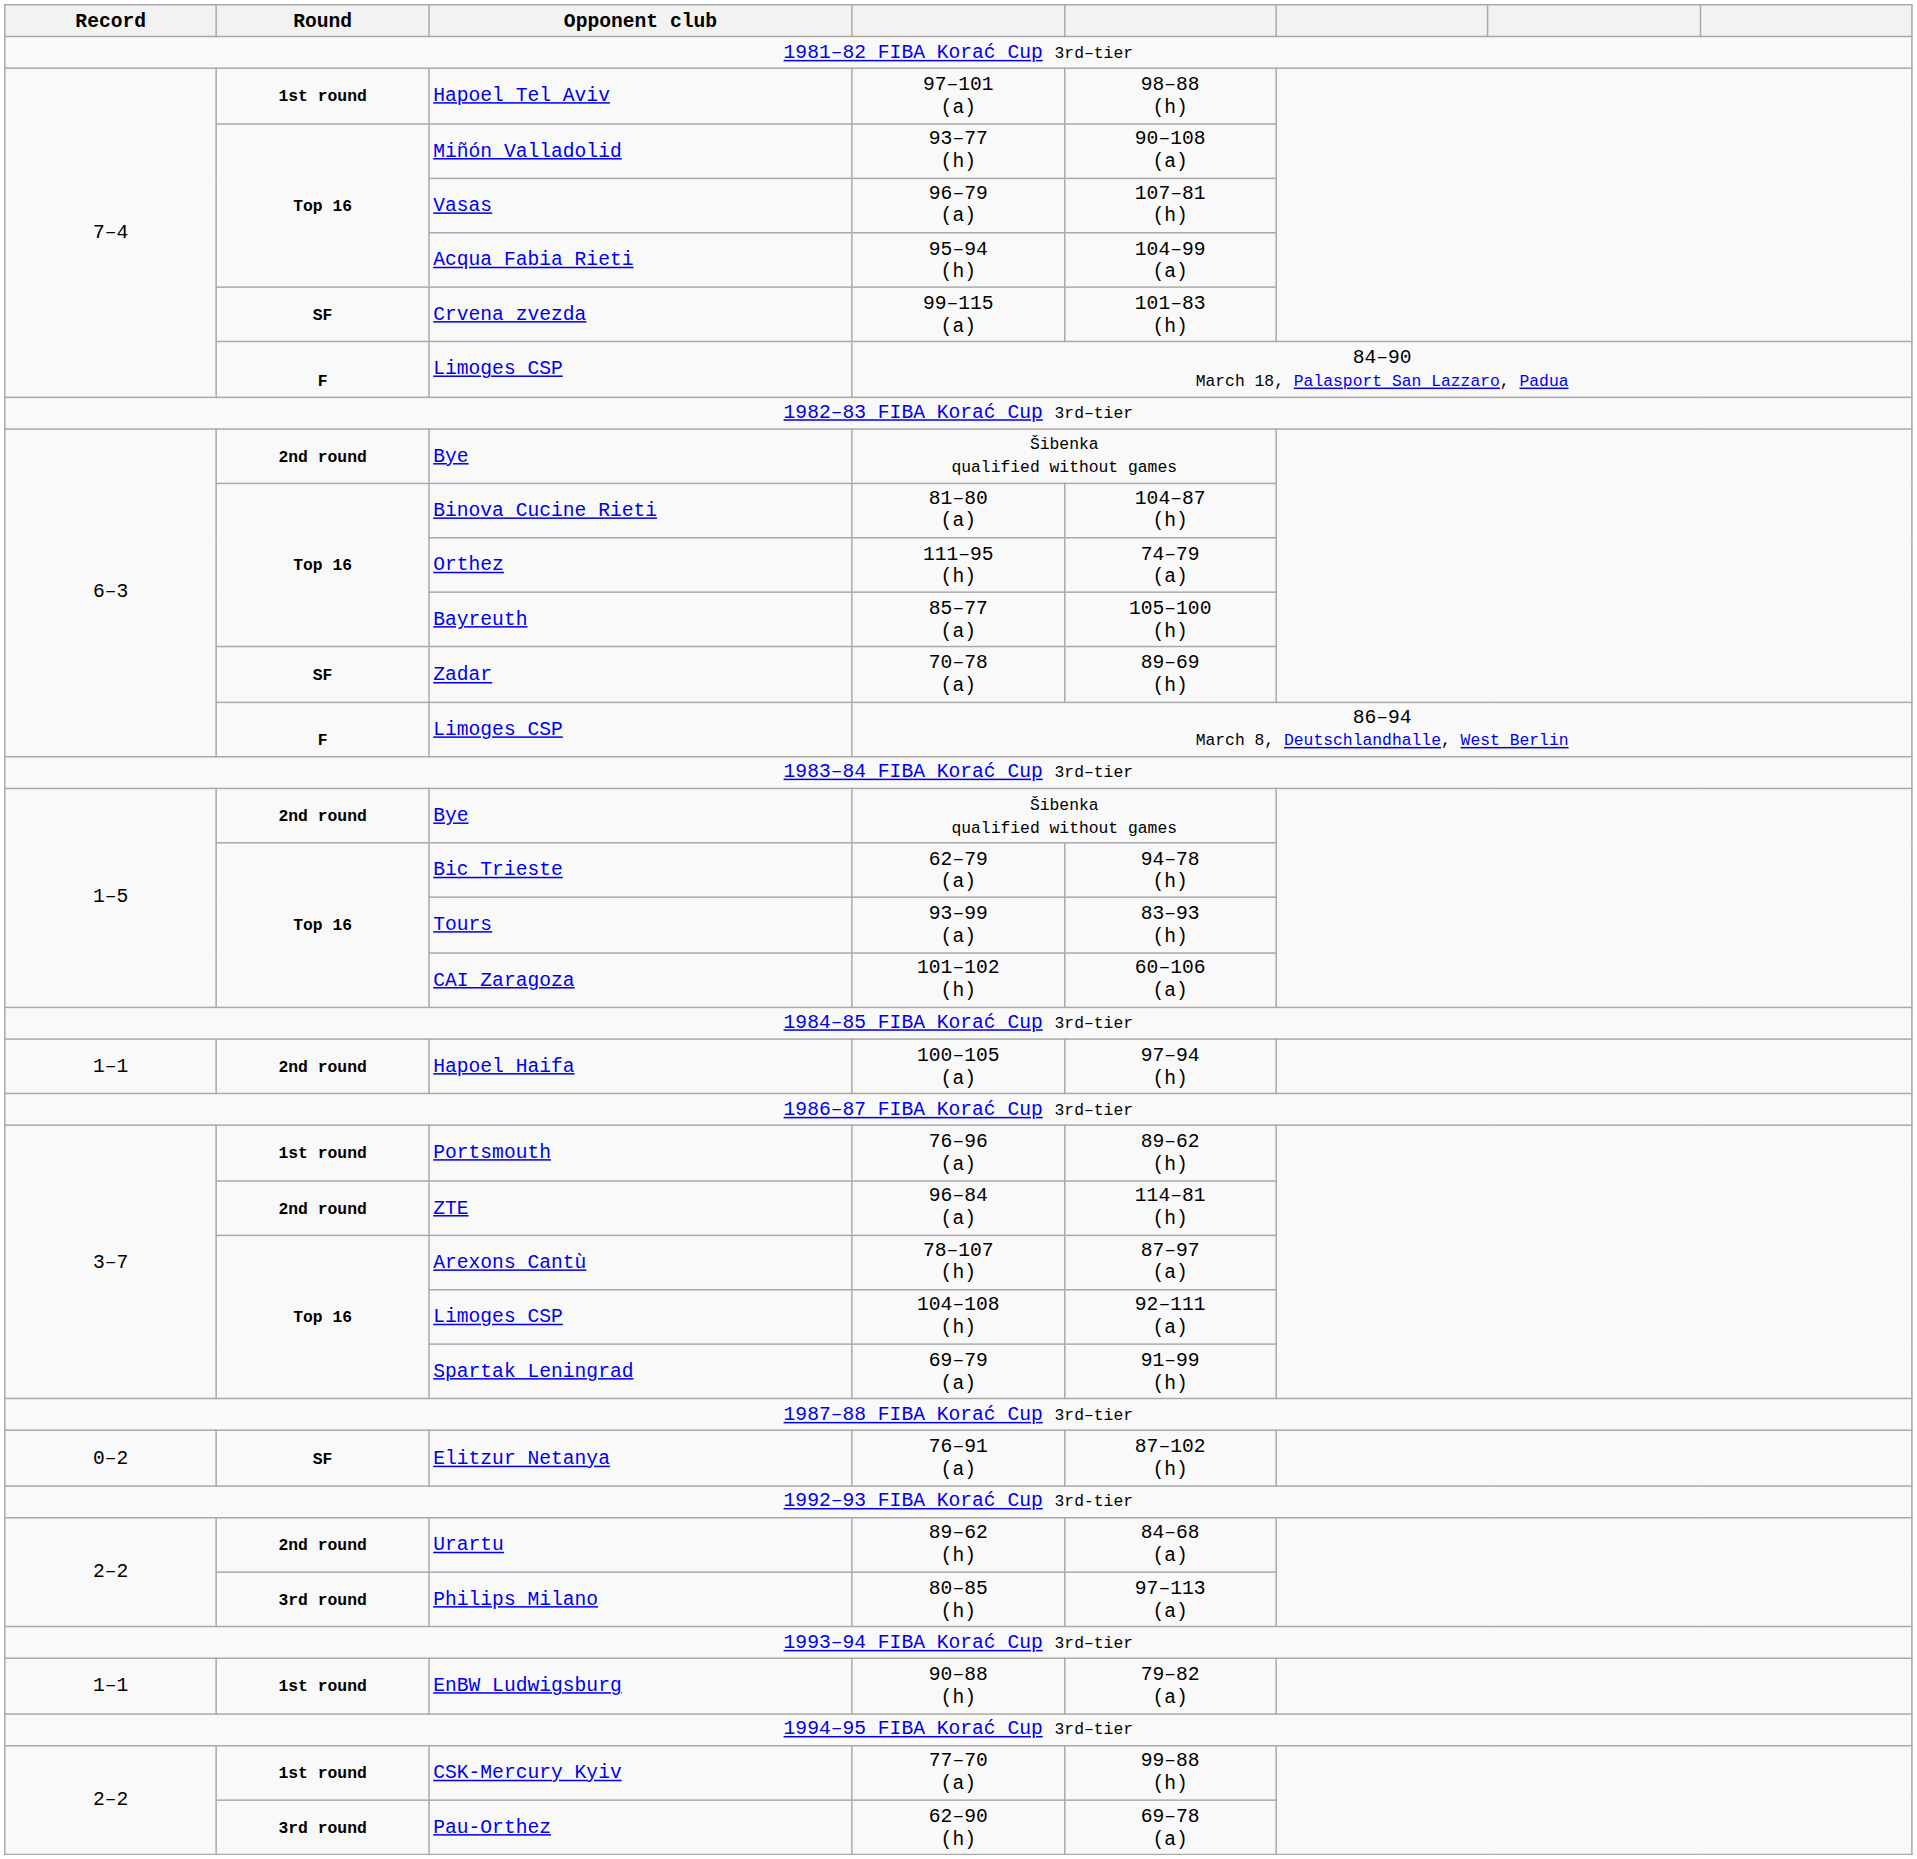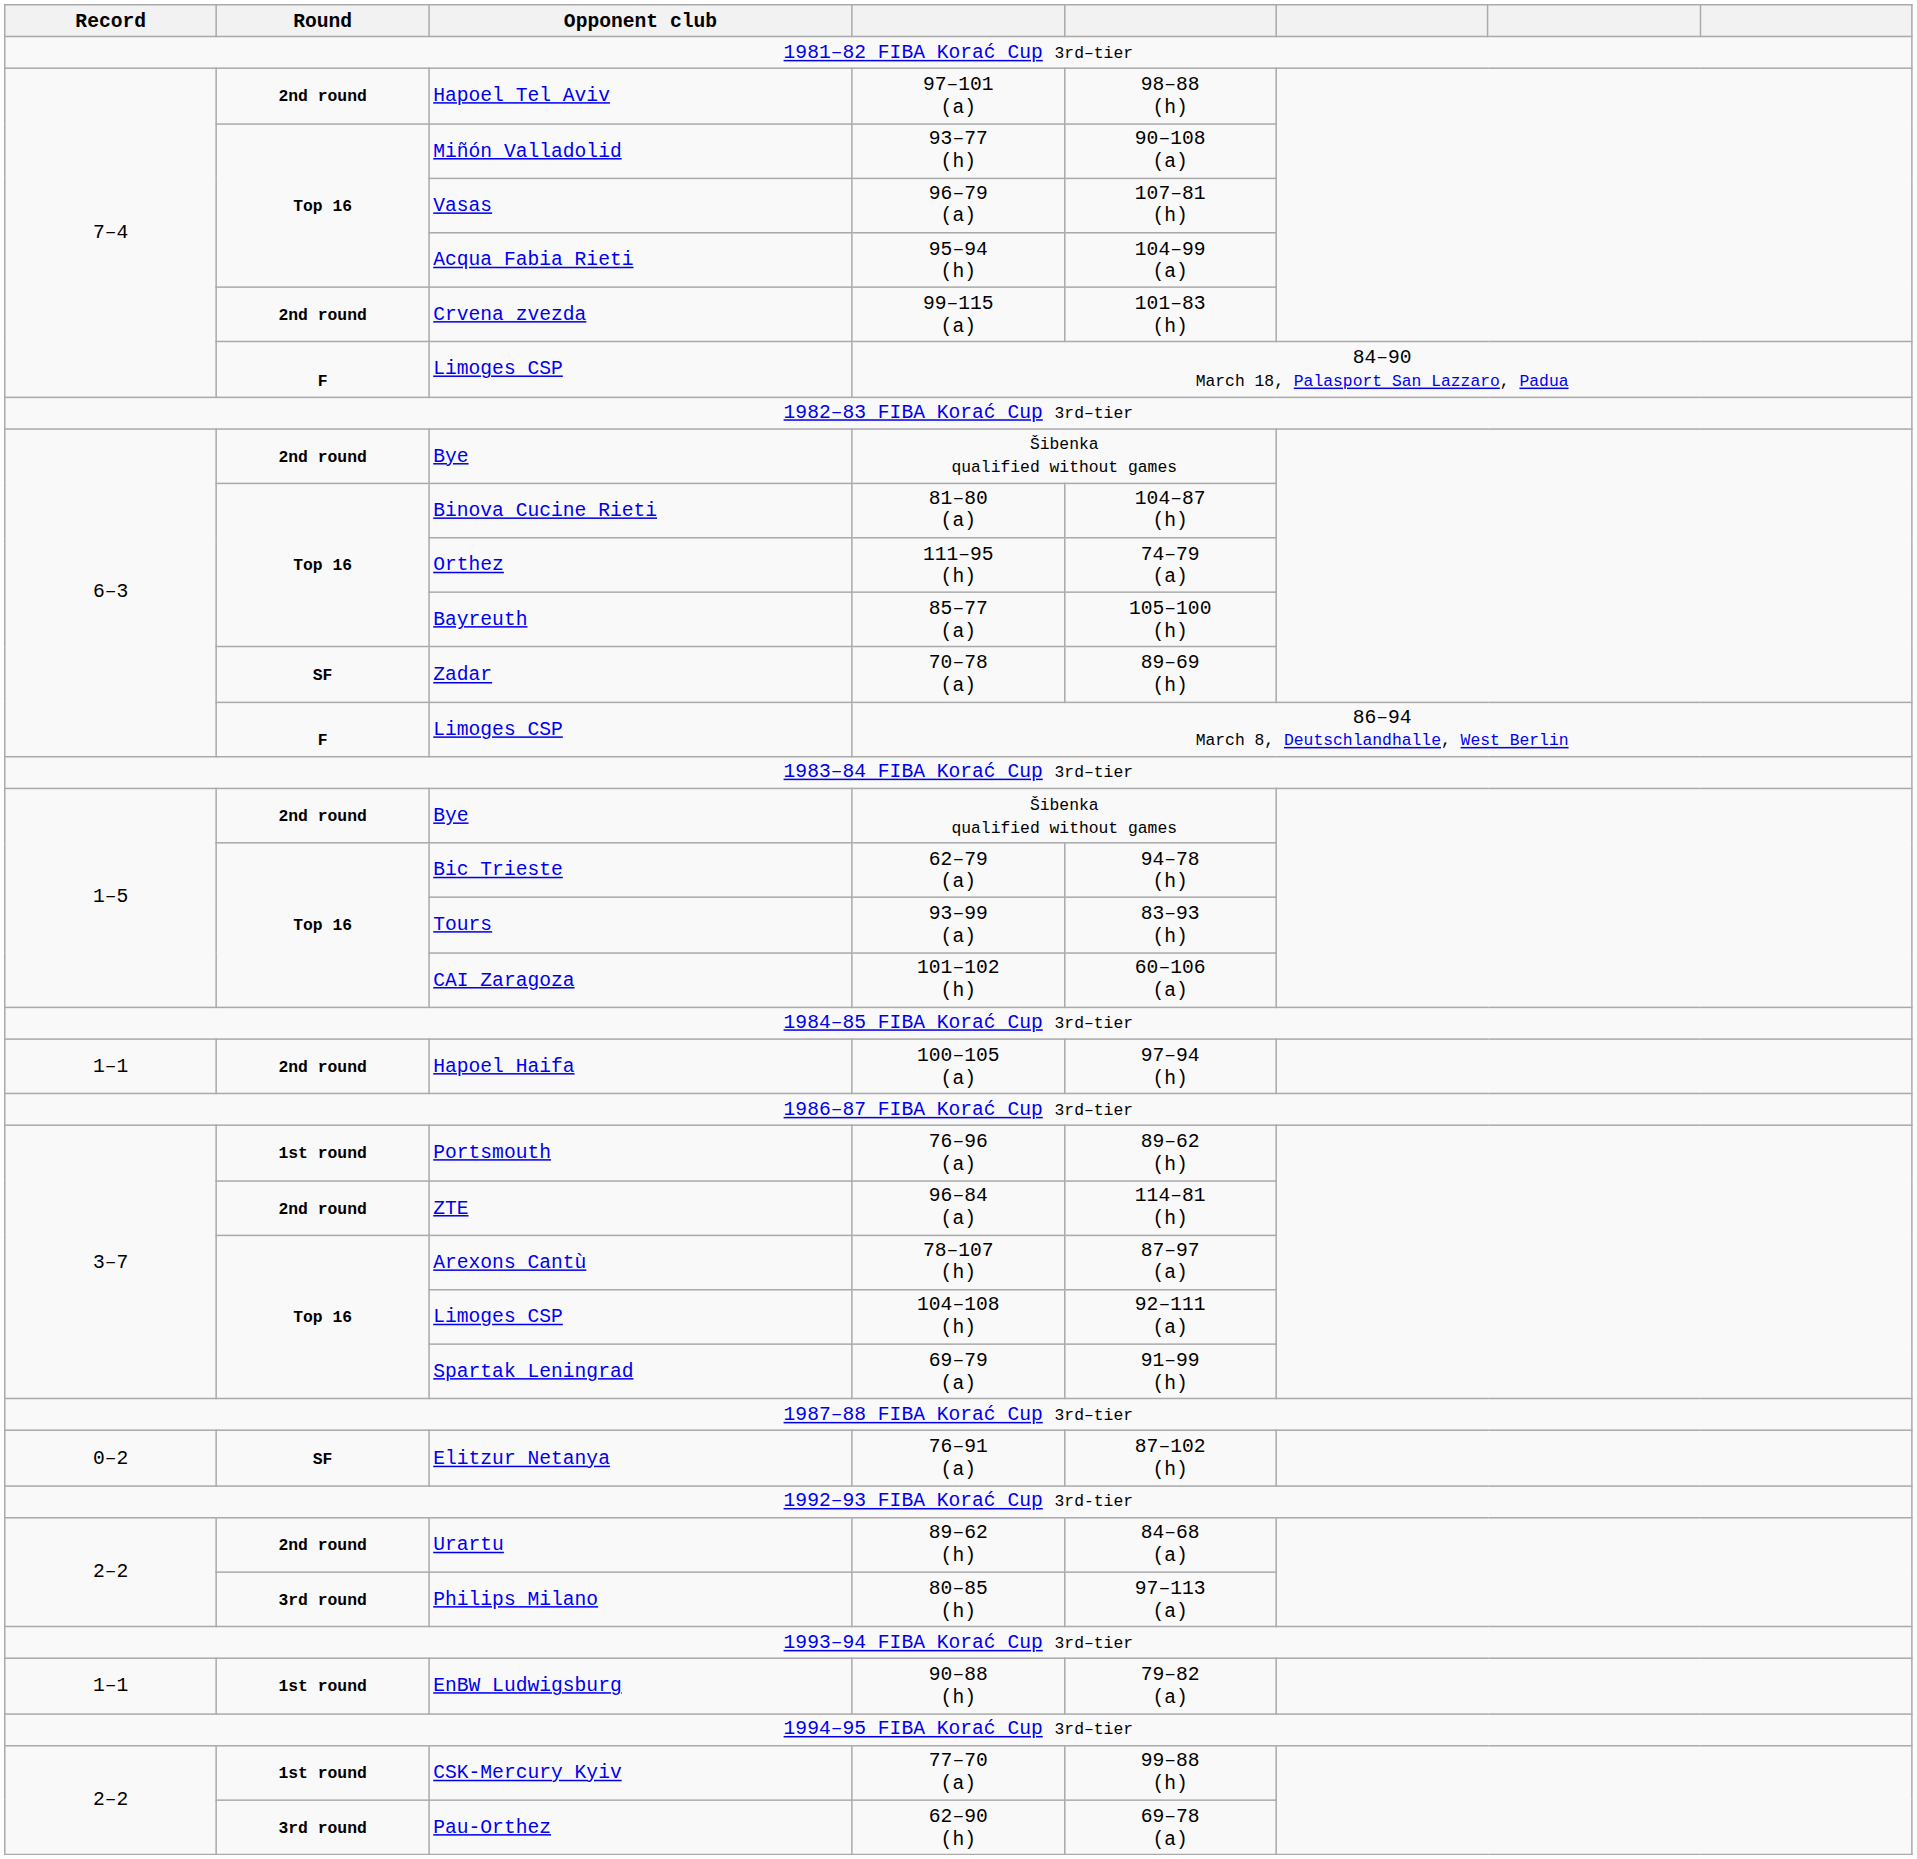(323, 97) 1st round -> (323, 97) 2nd round
(323, 315) SF -> (323, 315) 2nd round
